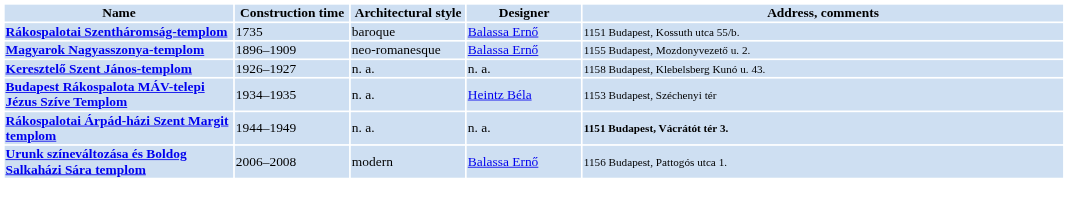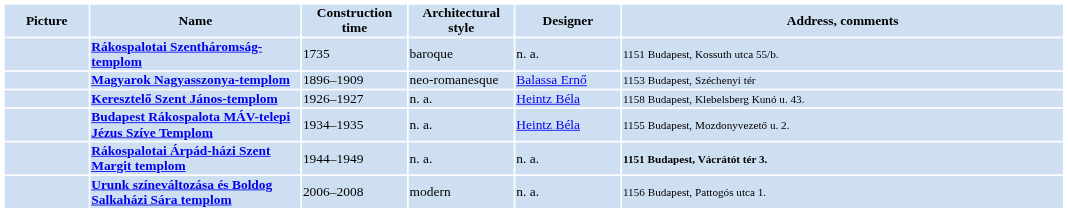+ column: (47, 20)
(503, 31) Balassa Ernő -> (528, 54) n. a.
(667, 50) 1155 Budapest, Mozdonyvezető u. 2. -> (689, 81) 1153 Budapest, Széchenyi tér
(479, 68) n. a. -> (548, 98) Heintz Béla
(650, 95) 1153 Budapest, Széchenyi tér -> (706, 125) 1155 Budapest, Mozdonyvezető u. 2.
(503, 161) Balassa Ernő -> (528, 192) n. a.
